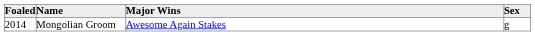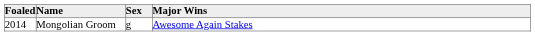columns swapped: (512, 11) <-> (153, 11)
